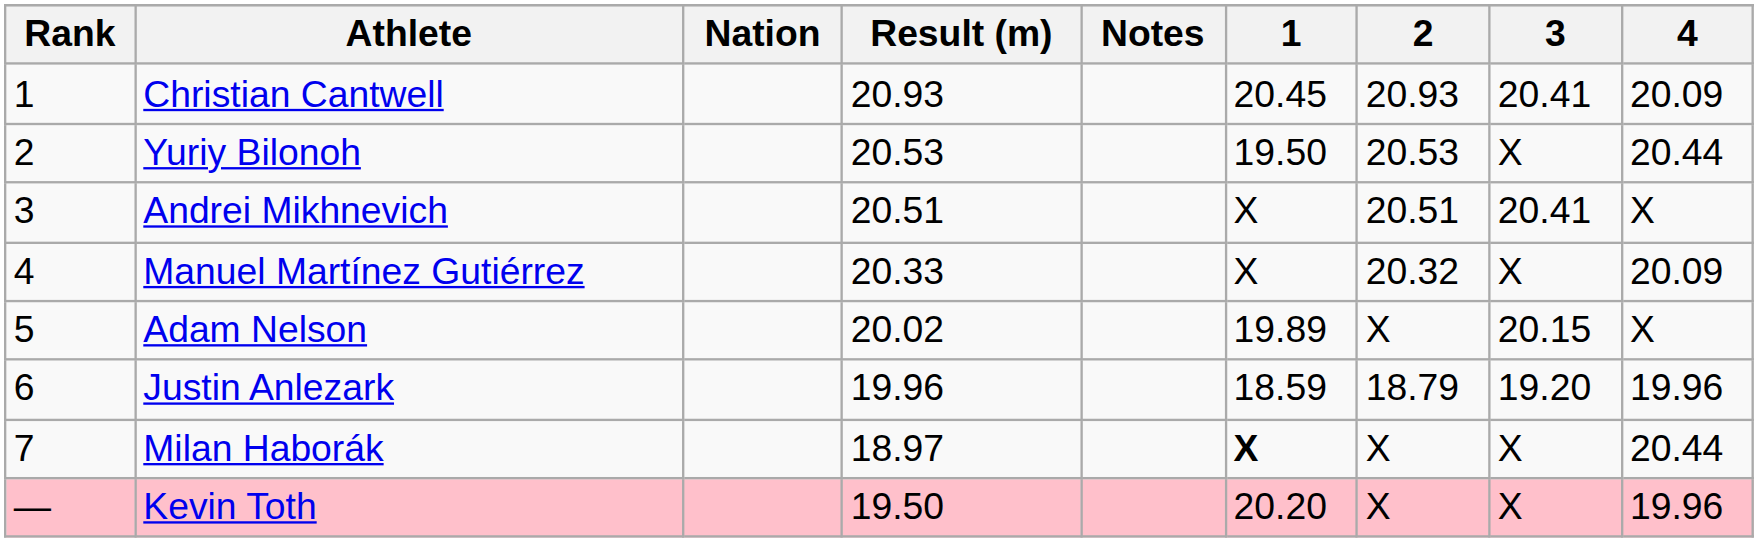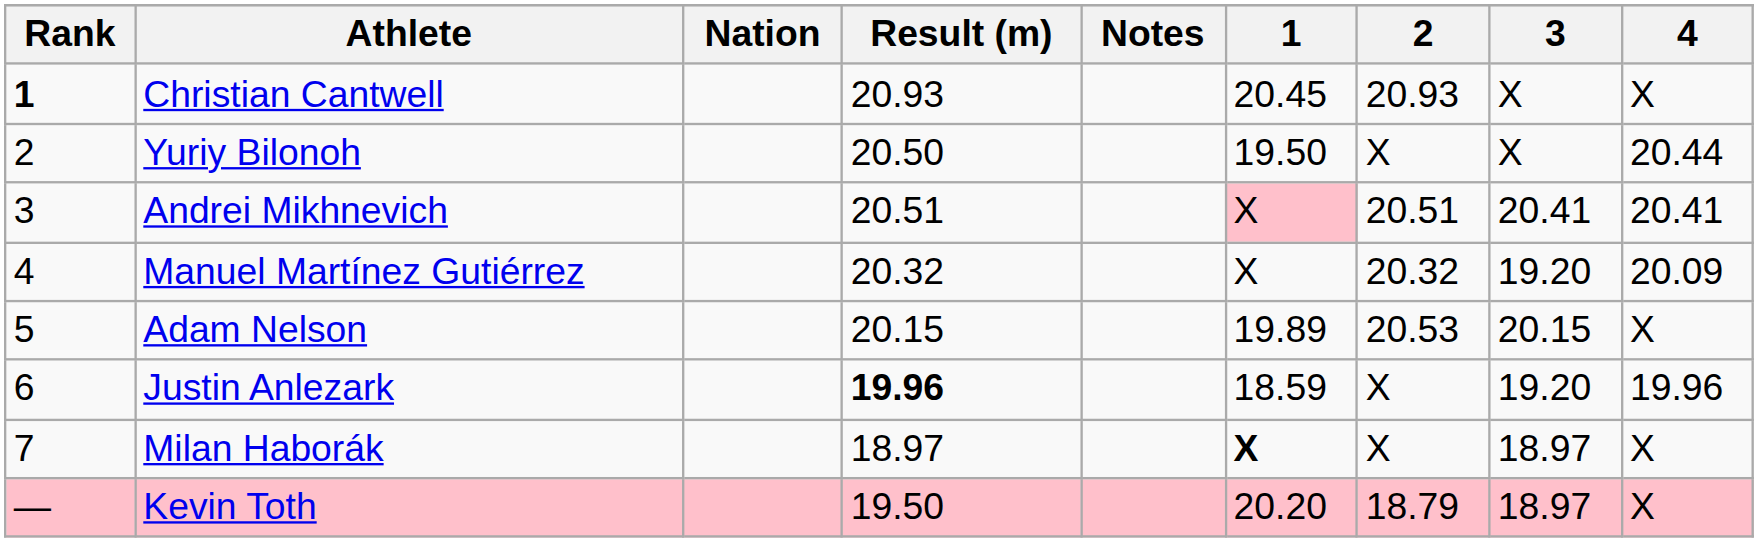(24, 93) normal -> (24, 93) bold
(1544, 93) 20.41 -> (1510, 93) X
(1677, 93) 20.09 -> (1642, 93) X
(897, 152) 20.53 -> (897, 152) 20.50
(1412, 152) 20.53 -> (1378, 152) X
(1246, 211) no background -> (1246, 211) pink background
(1642, 211) X -> (1677, 211) 20.41
(897, 270) 20.33 -> (897, 270) 20.32
(1510, 270) X -> (1544, 270) 19.20
(897, 329) 20.02 -> (897, 329) 20.15
(1378, 329) X -> (1412, 329) 20.53
(897, 388) normal -> (897, 388) bold
(1412, 388) 18.79 -> (1378, 388) X
(1510, 447) X -> (1544, 447) 18.97
(1677, 447) 20.44 -> (1642, 447) X
(1378, 507) X -> (1412, 507) 18.79
(1510, 507) X -> (1544, 507) 18.97
(1677, 507) 19.96 -> (1642, 507) X
